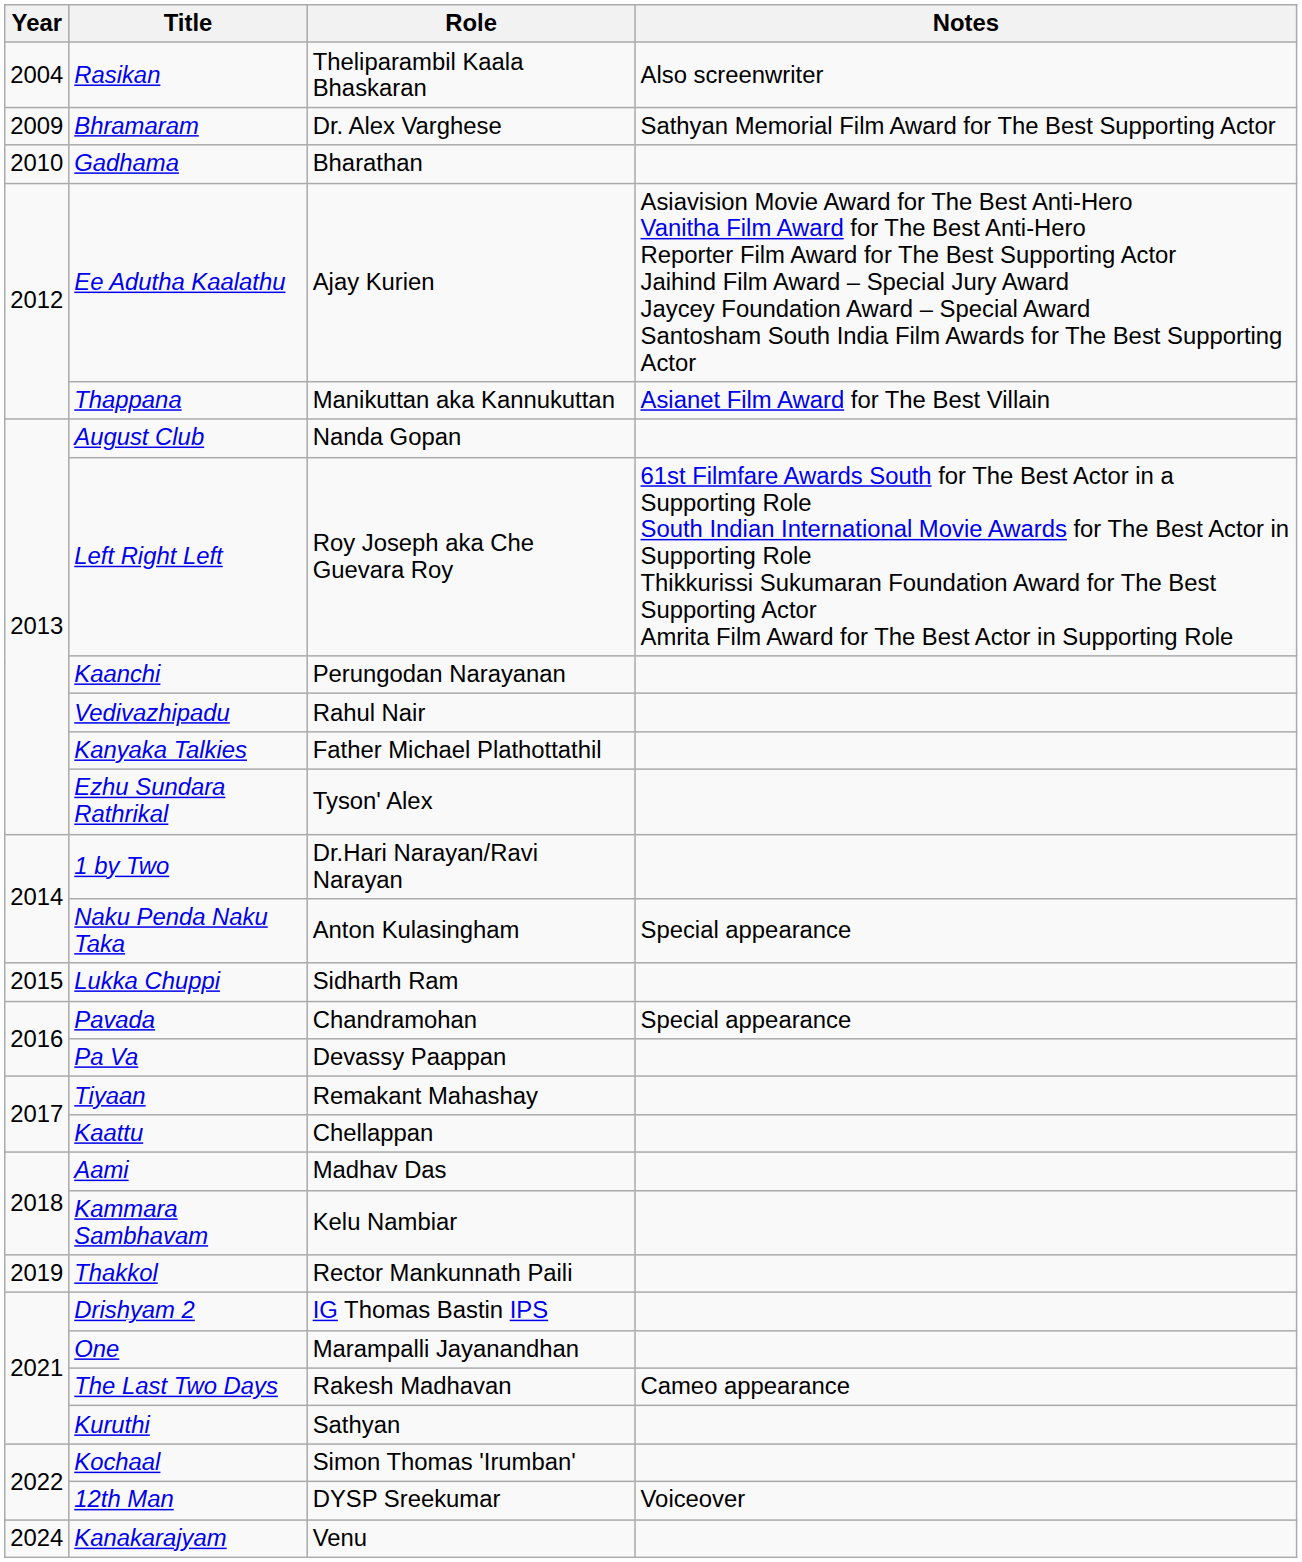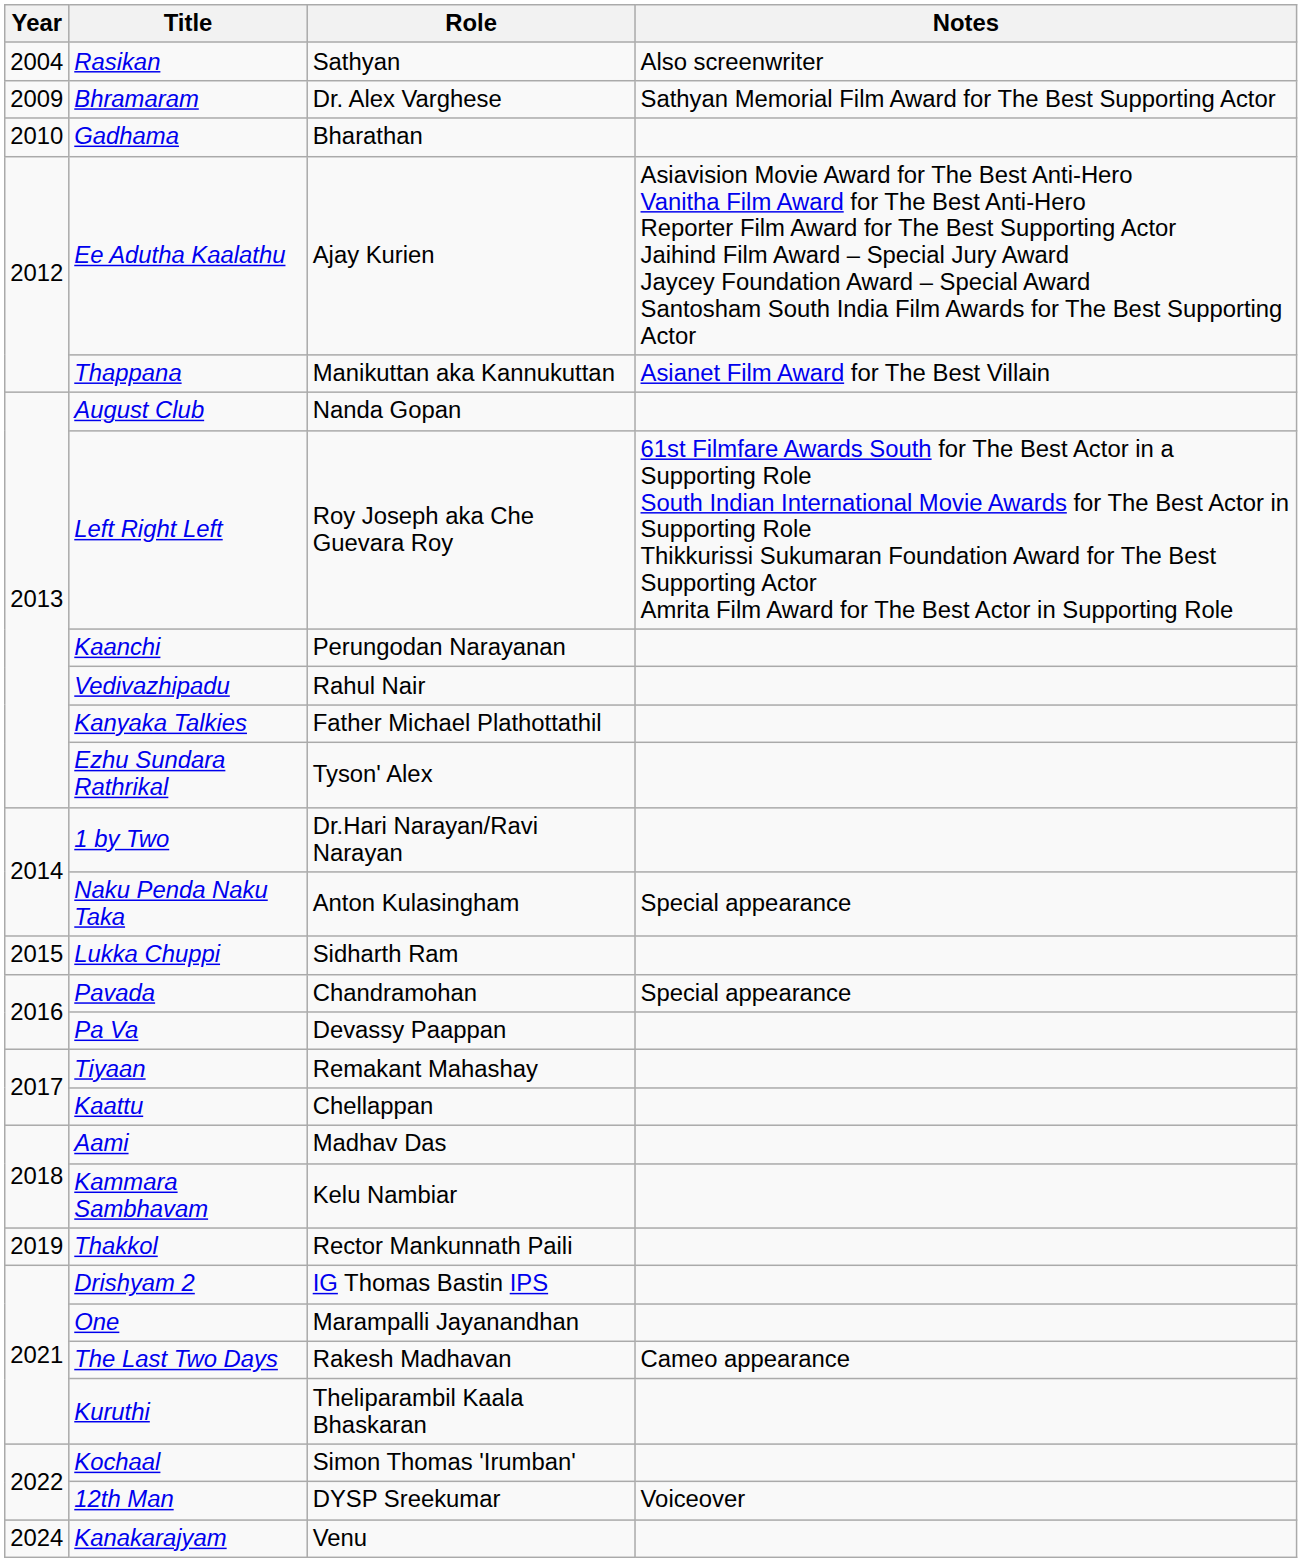(418, 74) Theliparambil Kaala Bhaskaran -> (356, 61) Sathyan
(356, 1424) Sathyan -> (418, 1411) Theliparambil Kaala Bhaskaran
